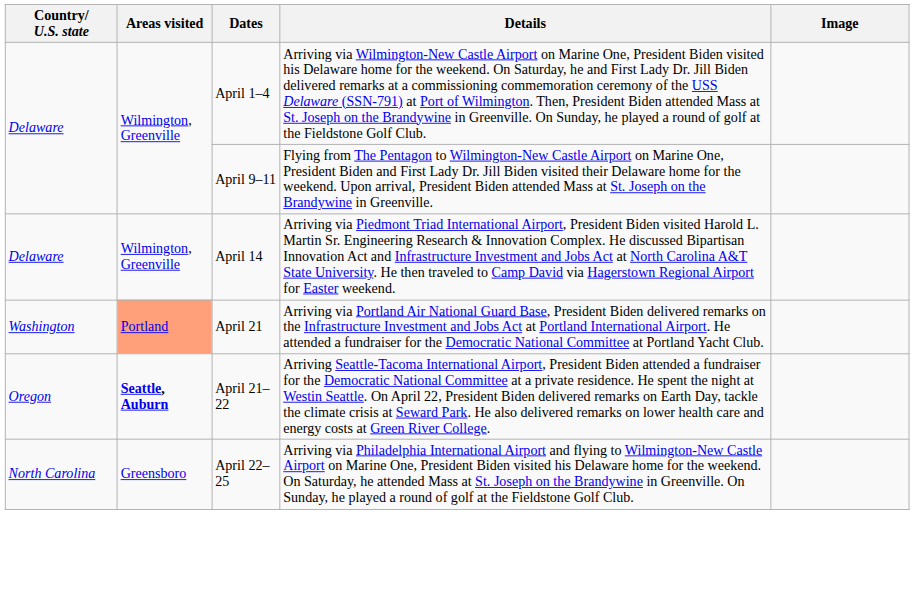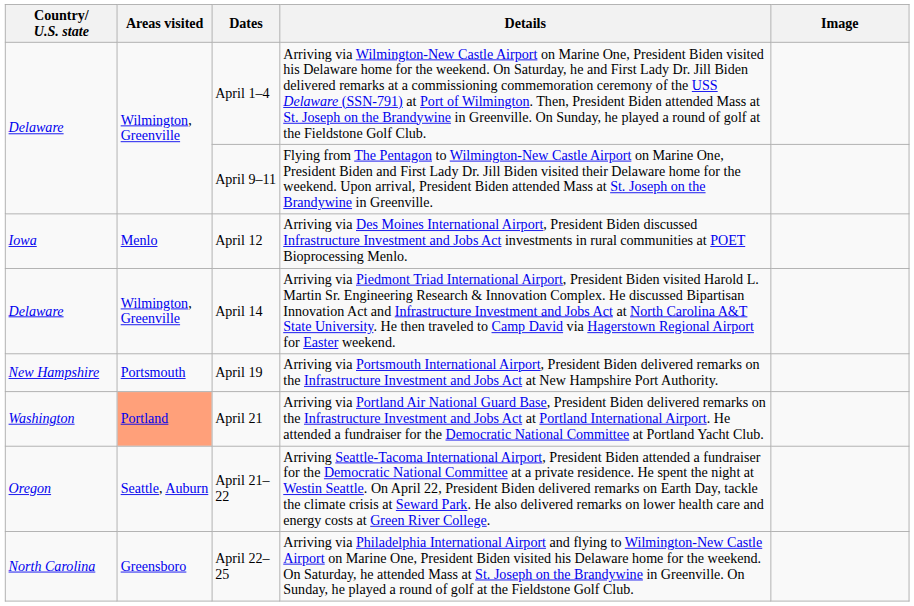+ row: (239, 241)
+ row: (239, 372)
(145, 396) bold -> (164, 488) normal
